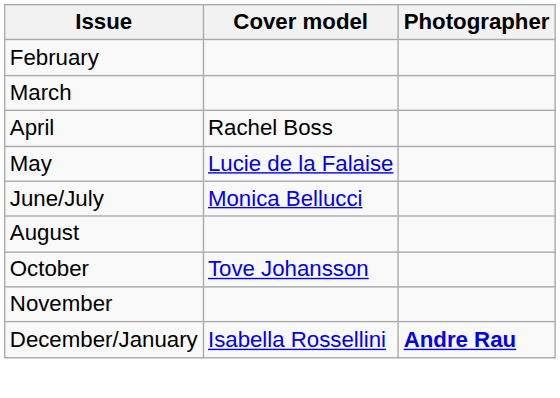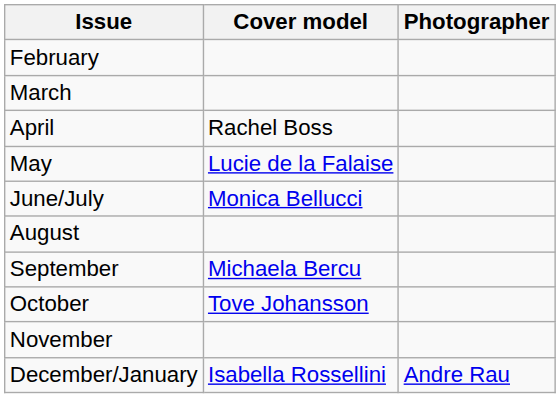+ row: (64, 269)
(460, 339) bold -> (457, 374) normal
